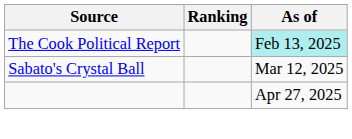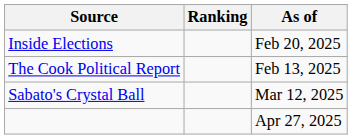+ row: (61, 43)
(298, 43) paleturquoise background -> (298, 69) no background
